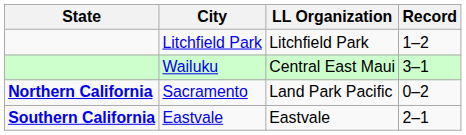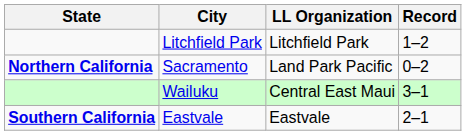rows swapped: (190, 67) <-> (205, 92)
